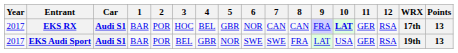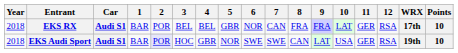(15, 26) 2017 -> (15, 26) 2018
(184, 26) HOC -> (184, 26) BEL
(300, 26) CAN -> (300, 26) FRA
(344, 26) bold -> (344, 26) normal
(439, 26) 13 -> (439, 26) 10
(15, 41) 2017 -> (15, 41) 2018
(162, 41) no background -> (162, 41) lavender background
(184, 41) BEL -> (184, 41) HOC
(300, 41) FRA -> (300, 41) CAN
(439, 41) 13 -> (439, 41) 10
